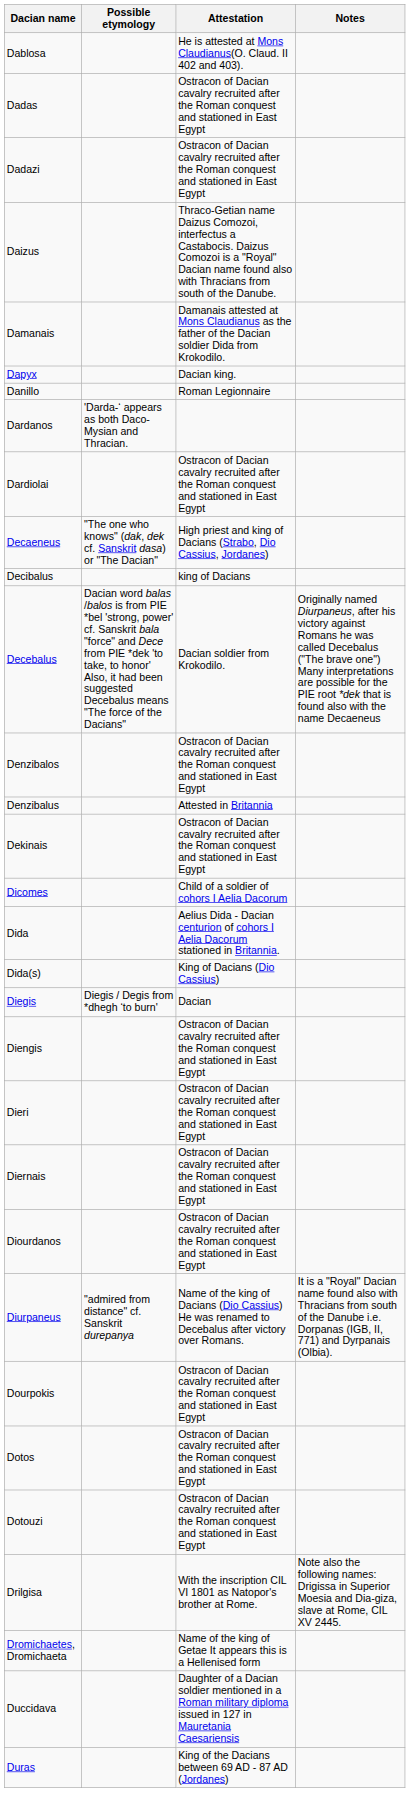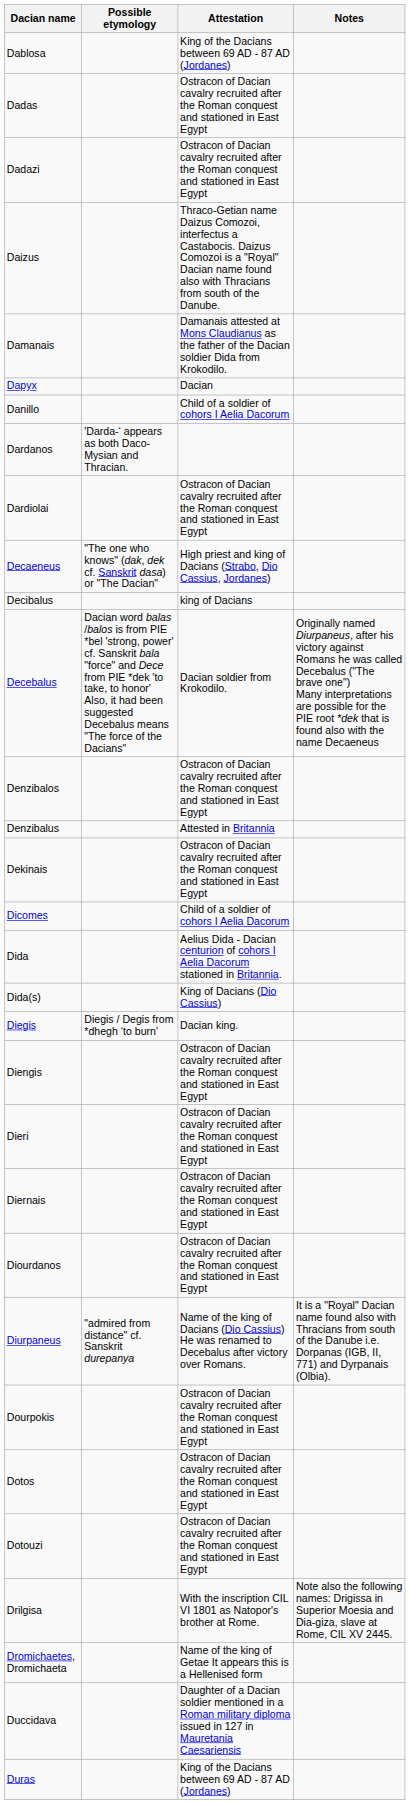(233, 53) He is attested at Mons Claudianus(O. Claud. II 402 and 403). -> (235, 53) King of the Dacians between 69 AD - 87 AD (Jordanes)
(207, 374) Dacian king. -> (197, 386) Dacian
(224, 391) Roman Legionnaire -> (235, 409) Child of a soldier of cohors I Aelia Dacorum
(195, 1002) Dacian -> (209, 1026) Dacian king.
